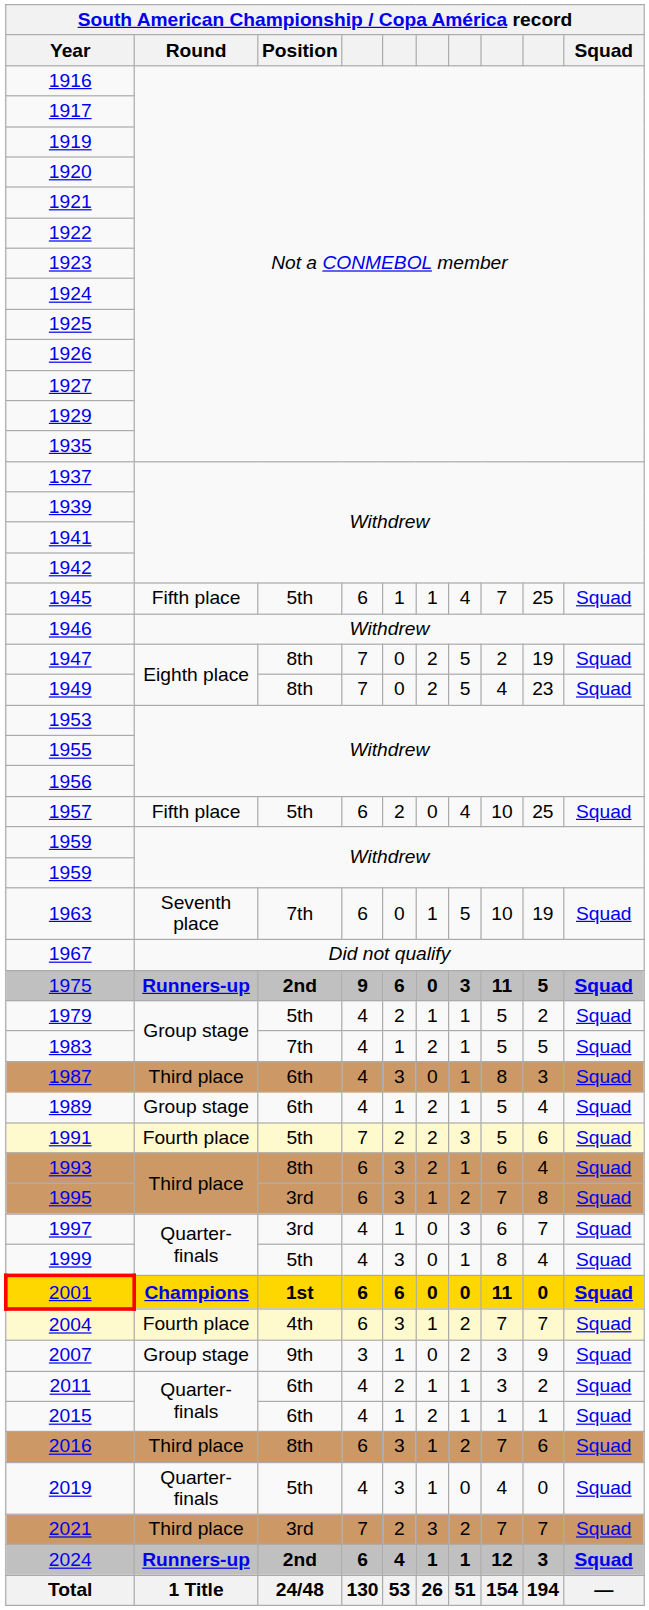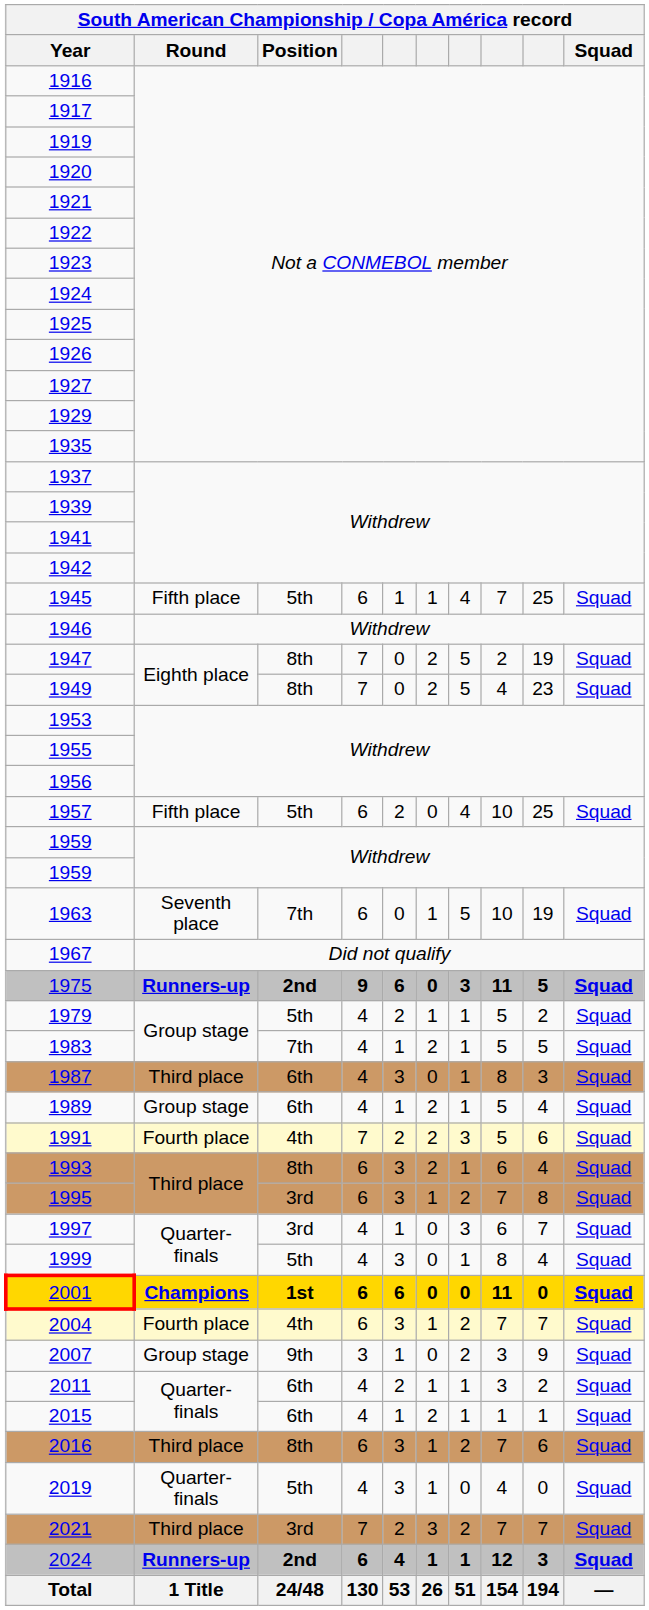(300, 1137) 5th -> (300, 1137) 4th
